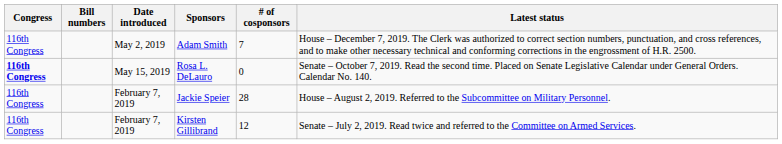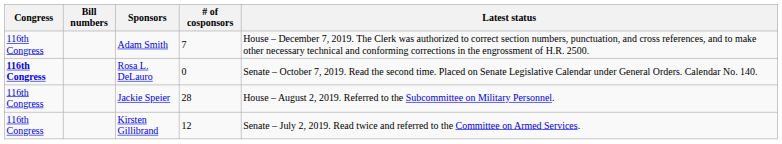- column: (143, 17)
